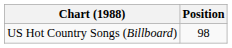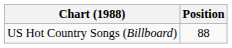(204, 33) 98 -> (204, 33) 88
